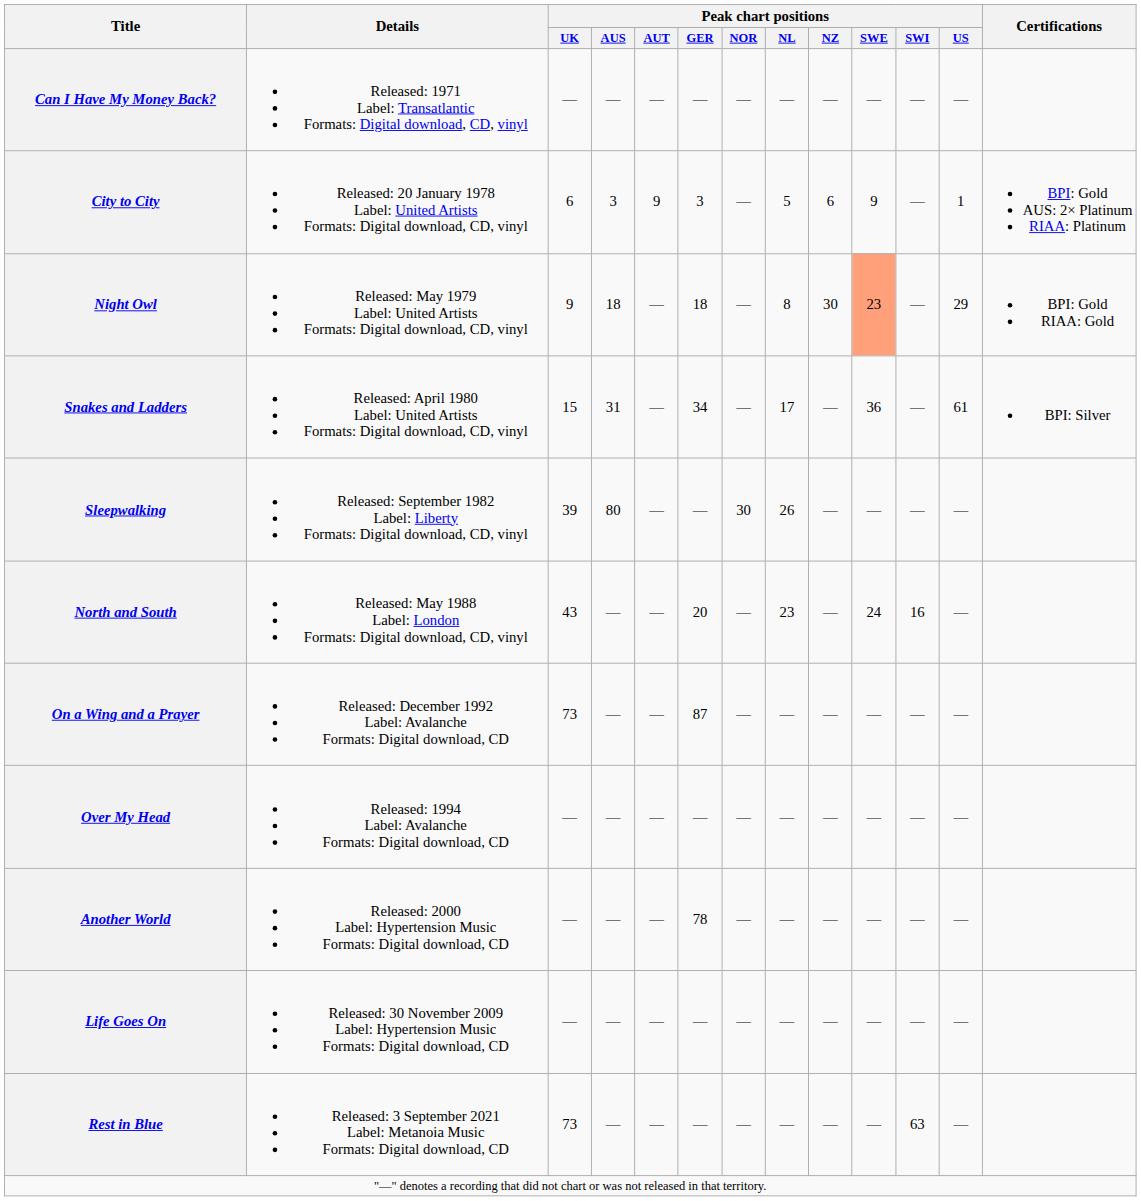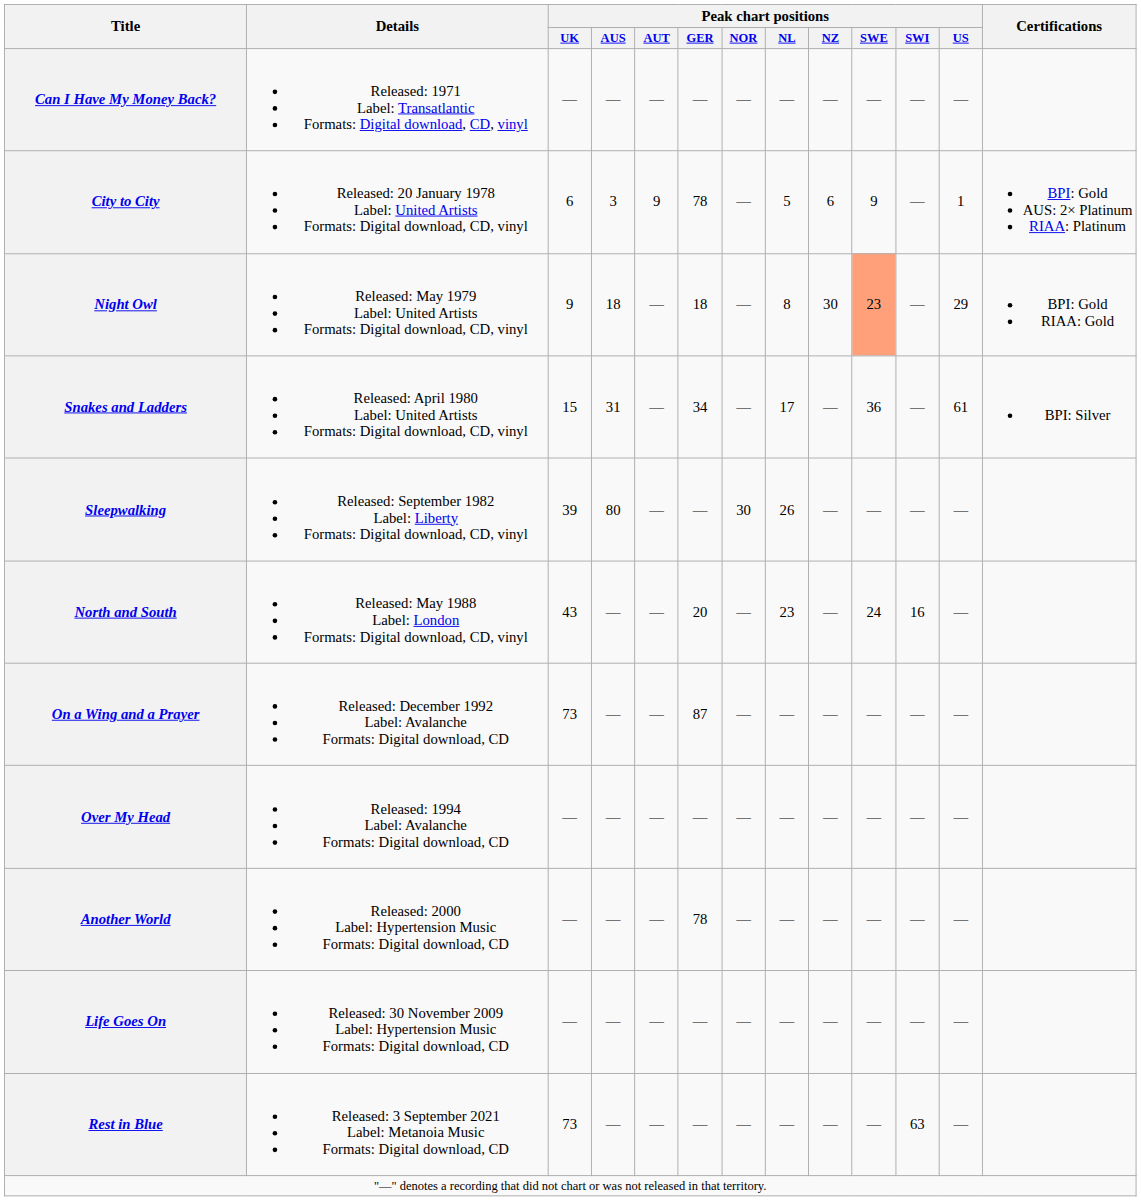(700, 202) 3 -> (700, 202) 78
